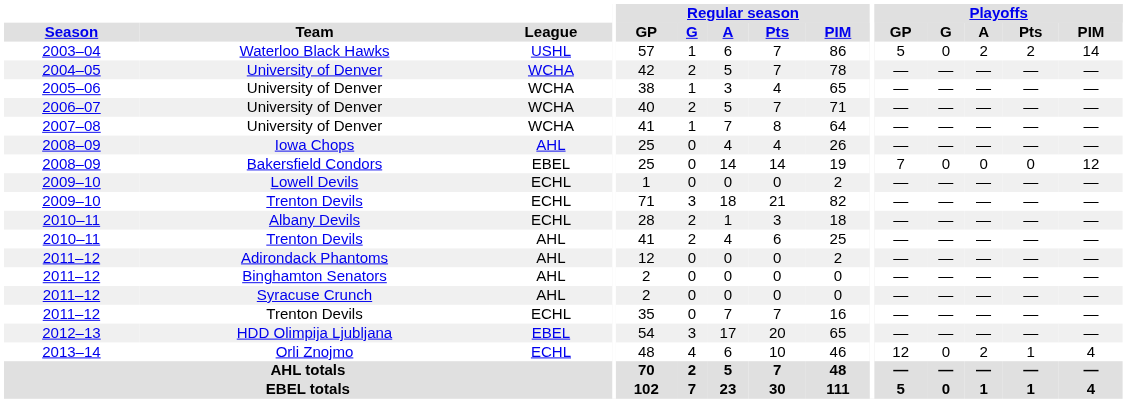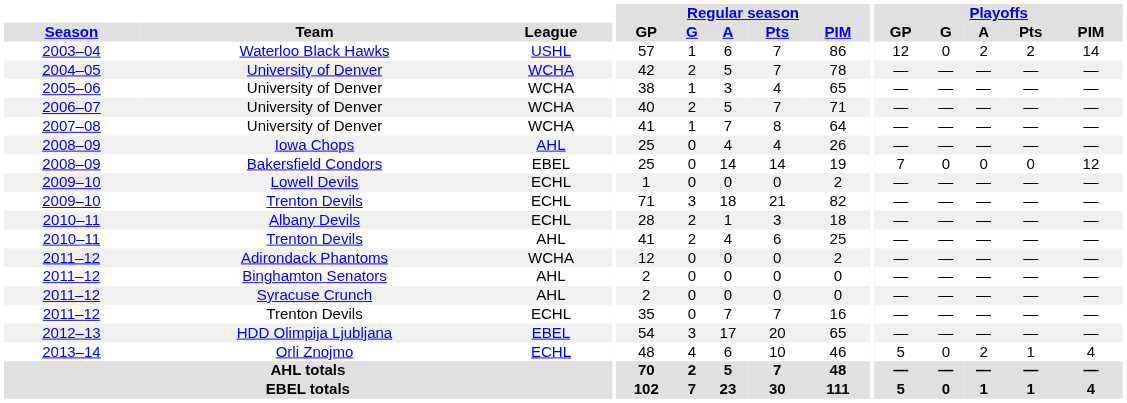(901, 51) 5 -> (901, 51) 12
(551, 257) AHL -> (551, 257) WCHA
(901, 351) 12 -> (901, 351) 5
